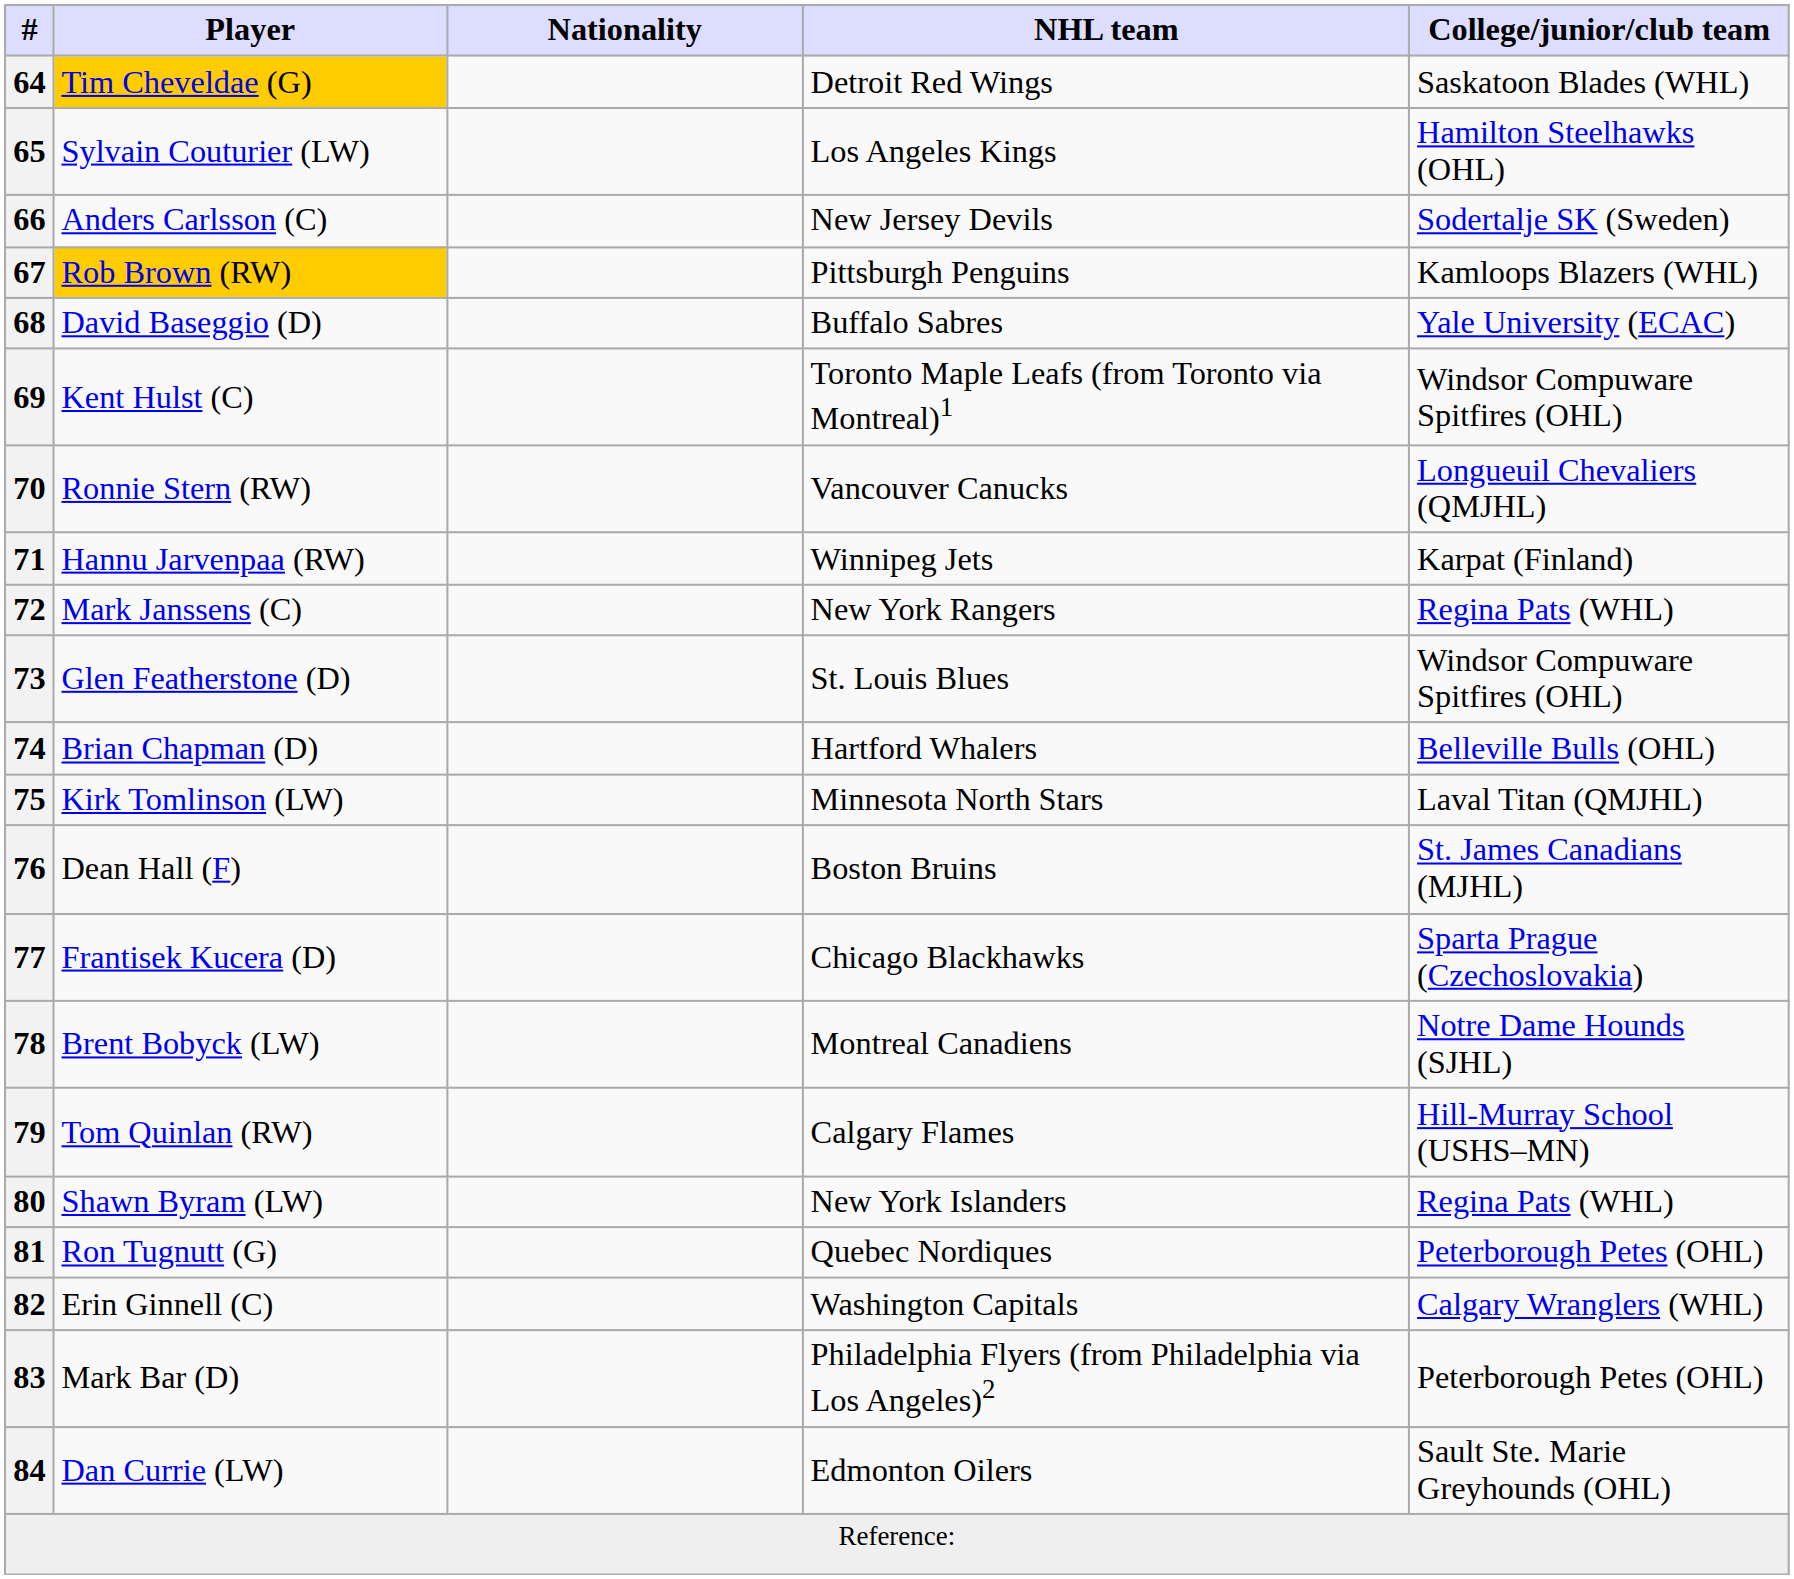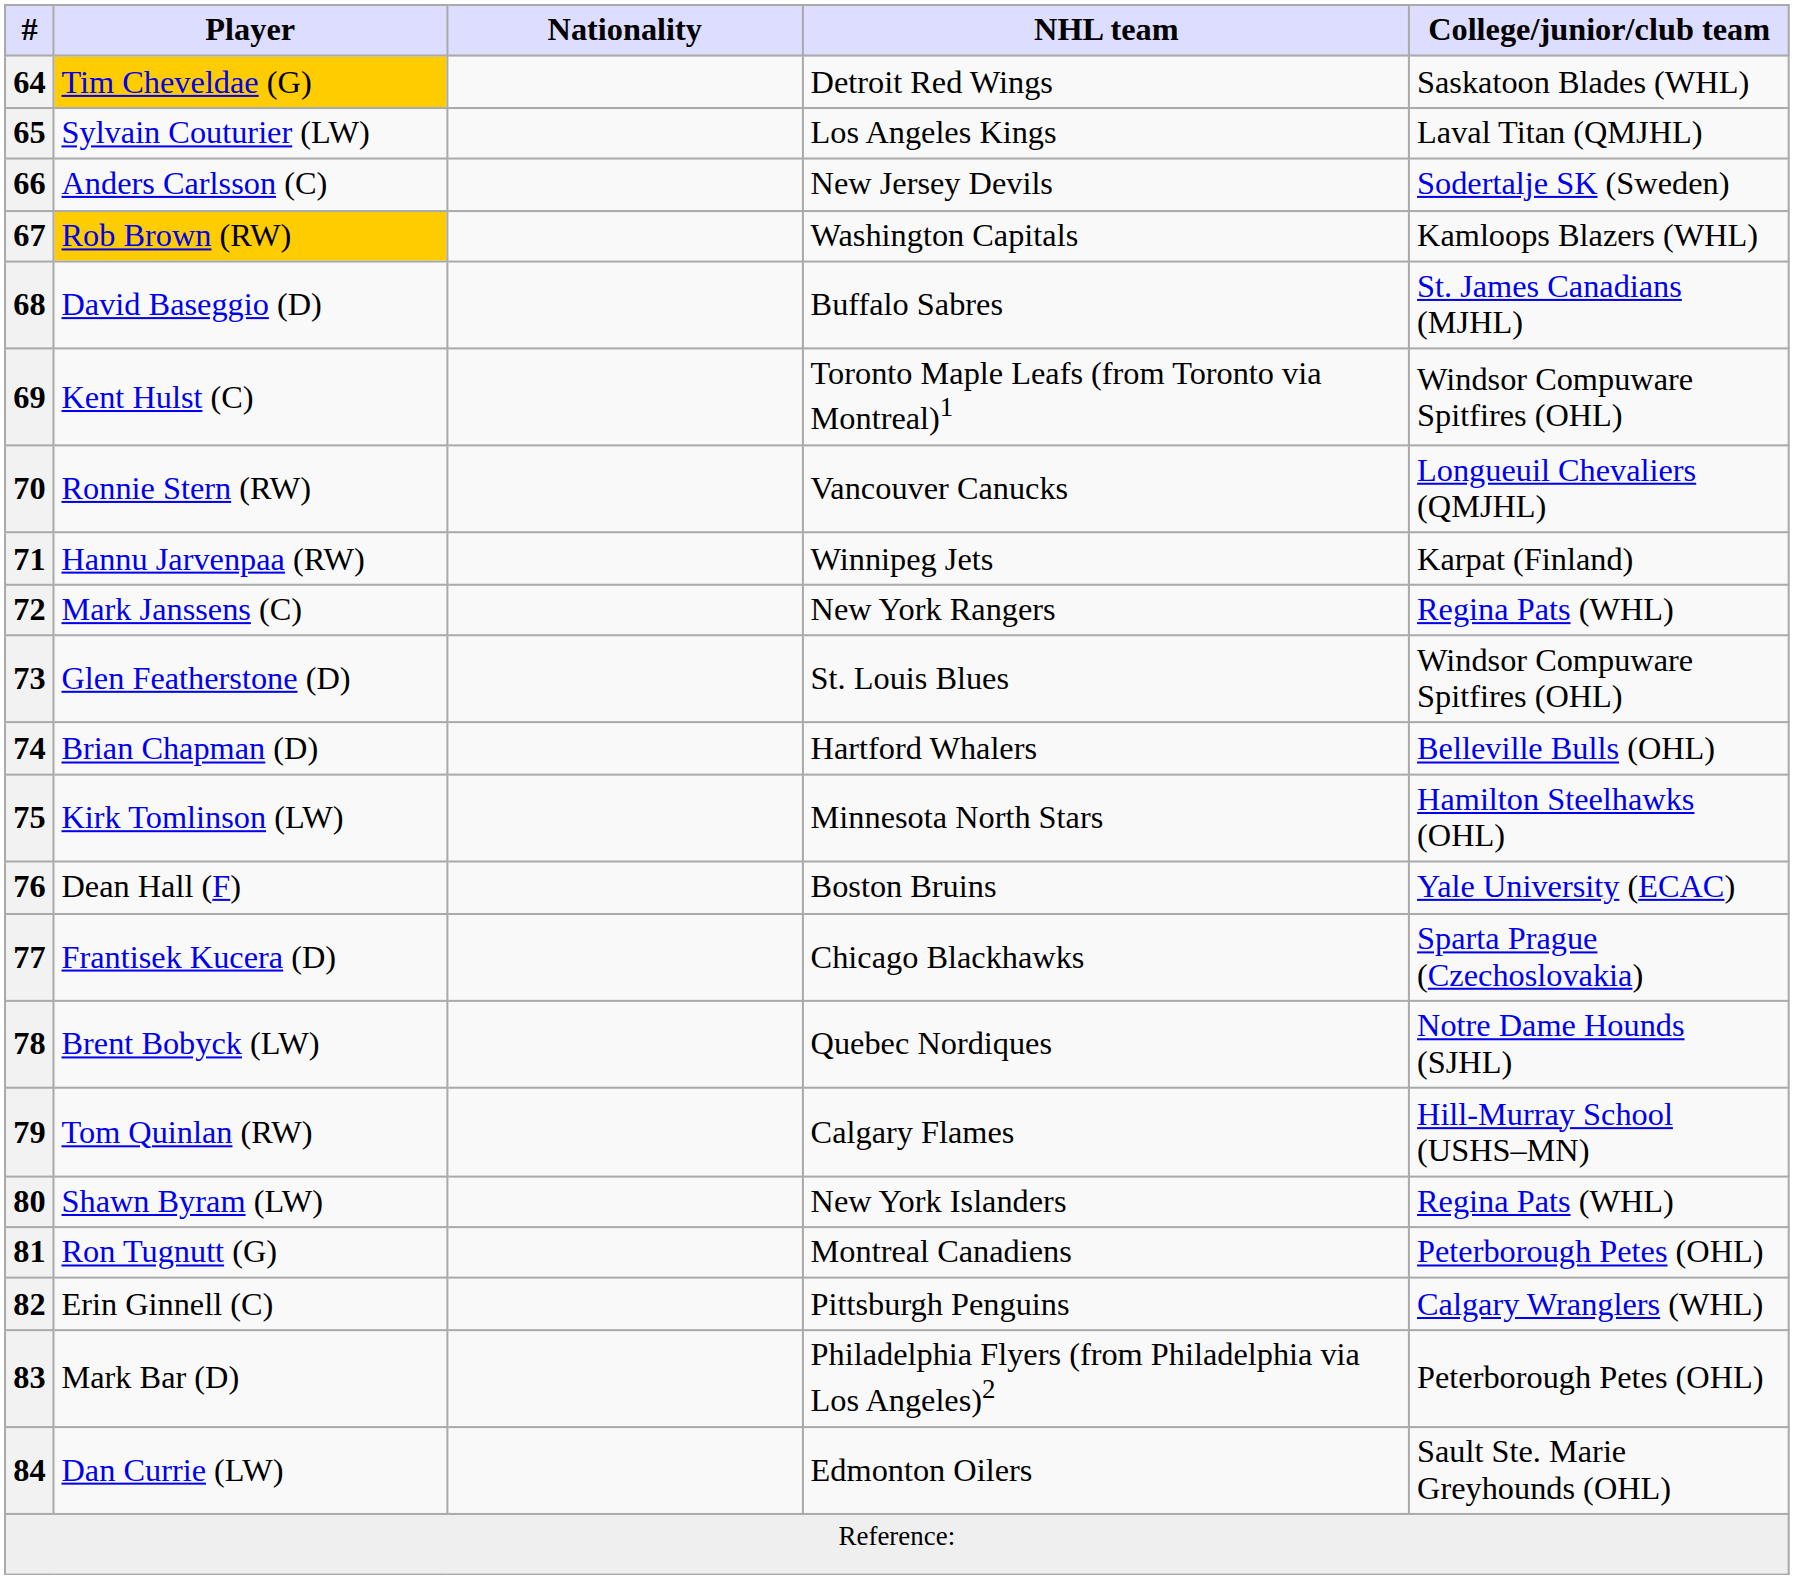(1556, 150) Hamilton Steelhawks (OHL) -> (1560, 132) Laval Titan (QMJHL)
(940, 271) Pittsburgh Penguins -> (944, 235) Washington Capitals
(1576, 322) Yale University (ECAC) -> (1549, 304) St. James Canadians (MJHL)
(1560, 799) Laval Titan (QMJHL) -> (1556, 817) Hamilton Steelhawks (OHL)
(1549, 868) St. James Canadians (MJHL) -> (1576, 887) Yale University (ECAC)
(941, 1044) Montreal Canadiens -> (931, 1044) Quebec Nordiques
(931, 1252) Quebec Nordiques -> (941, 1252) Montreal Canadiens
(944, 1303) Washington Capitals -> (940, 1303) Pittsburgh Penguins
